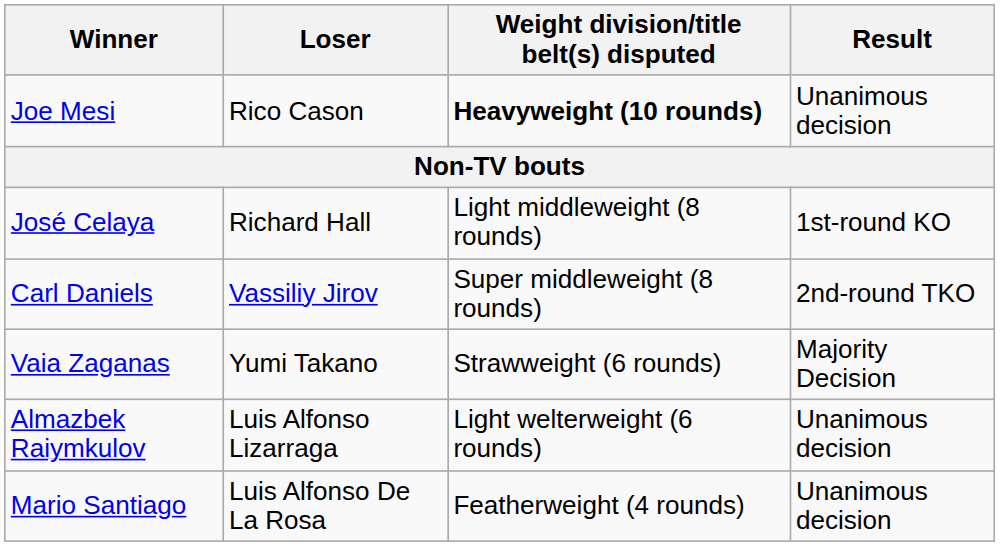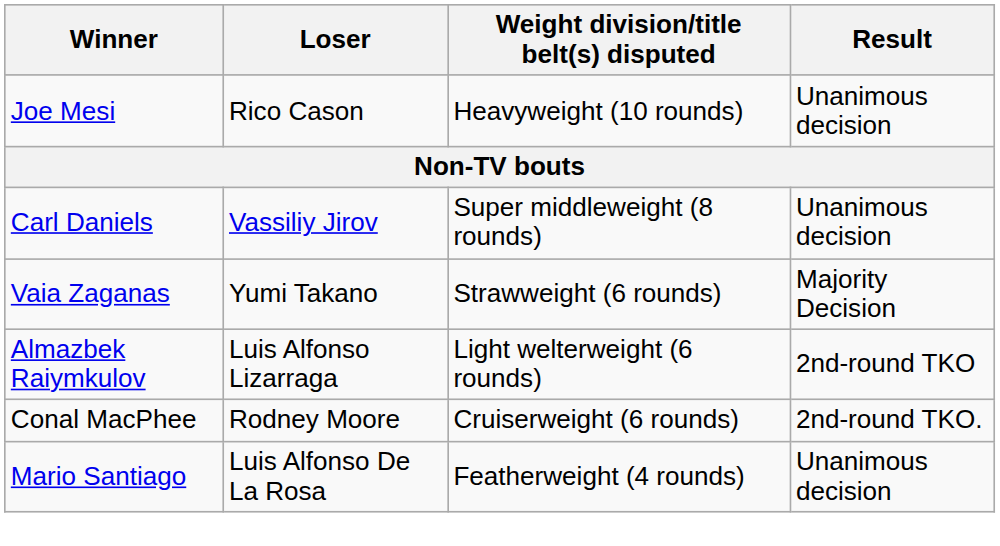(608, 110) bold -> (598, 110) normal
- row: (83, 222)
(886, 293) 2nd-round TKO -> (862, 222) Unanimous decision
(862, 434) Unanimous decision -> (886, 364) 2nd-round TKO
+ row: (104, 420)
